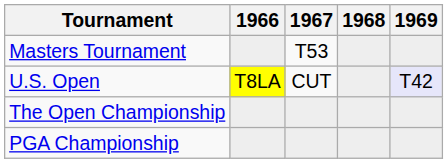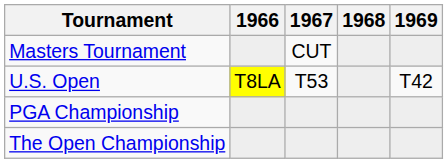(311, 51) T53 -> (311, 51) CUT
(311, 82) CUT -> (311, 82) T53
(416, 82) lavender background -> (416, 82) no background
rows swapped: (117, 113) <-> (94, 143)
